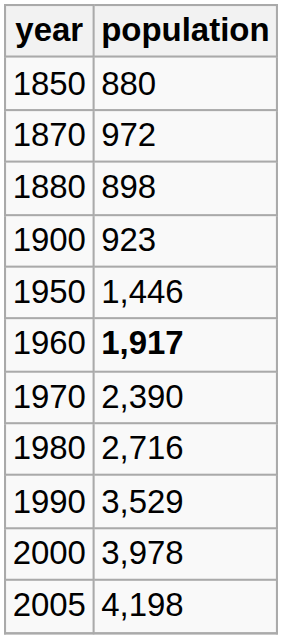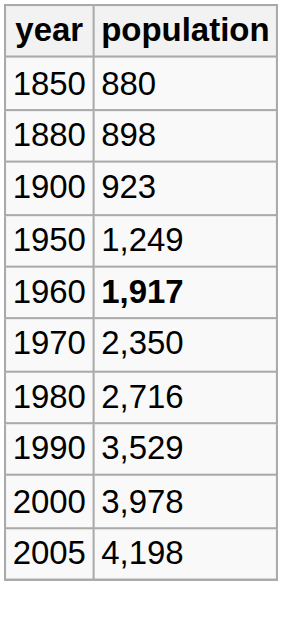- row: (49, 135)
(142, 291) 1,446 -> (142, 239) 1,249
(142, 396) 2,390 -> (142, 344) 2,350
